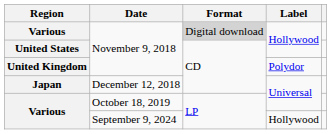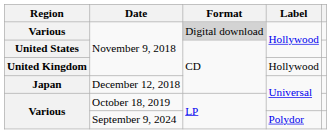(286, 66) Polydor -> (294, 66) Hollywood
(294, 119) Hollywood -> (286, 119) Polydor
